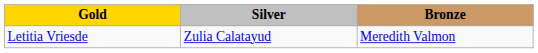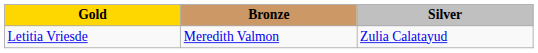columns swapped: (269, 15) <-> (445, 15)
